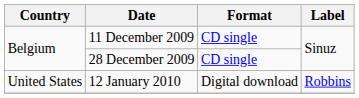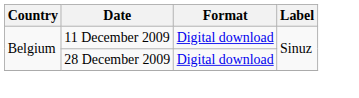(229, 37) CD single -> (225, 37) Digital download
(229, 59) CD single -> (225, 59) Digital download
- row: (135, 81)
